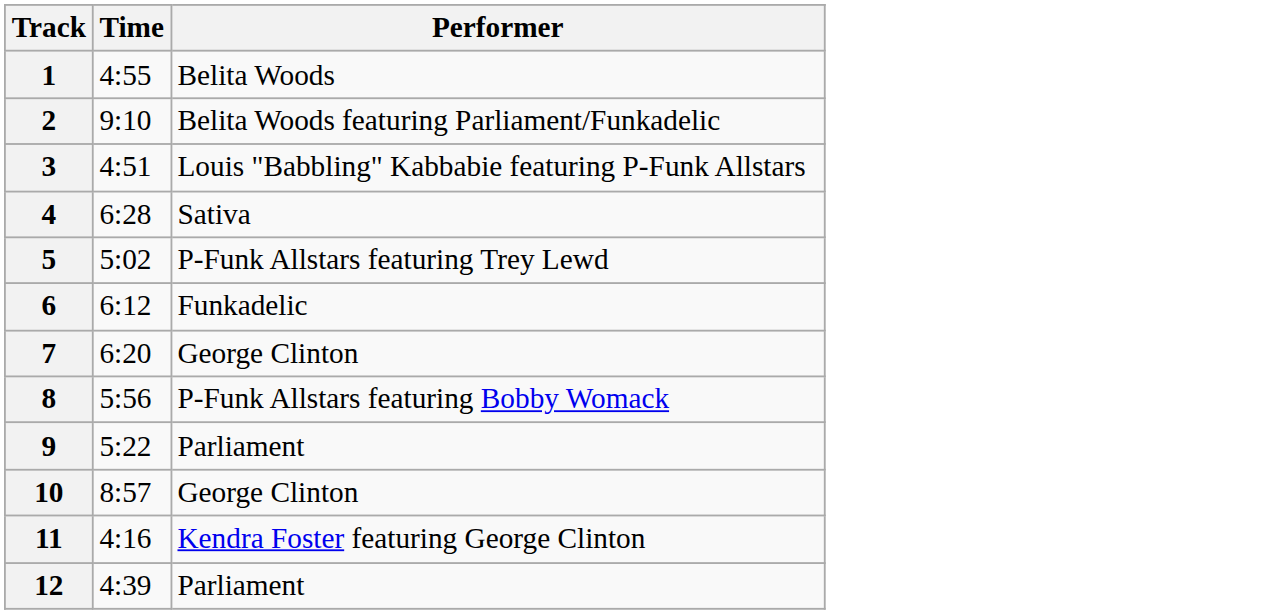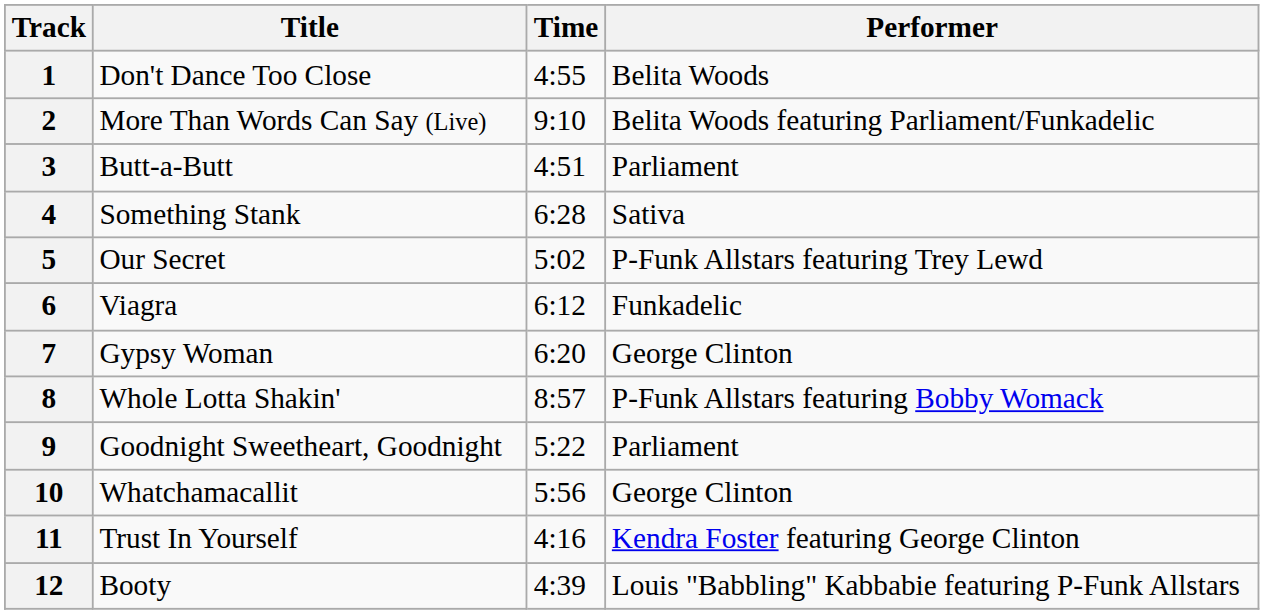+ column: (310, 27)
(492, 167) Louis "Babbling" Kabbabie featuring P-Funk Allstars -> (675, 167) Parliament
(125, 399) 5:56 -> (560, 399) 8:57
(125, 492) 8:57 -> (560, 492) 5:56
(241, 584) Parliament -> (926, 584) Louis "Babbling" Kabbabie featuring P-Funk Allstars
